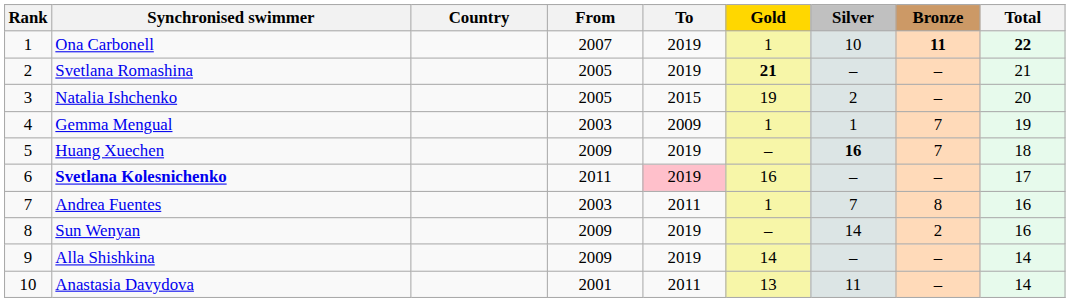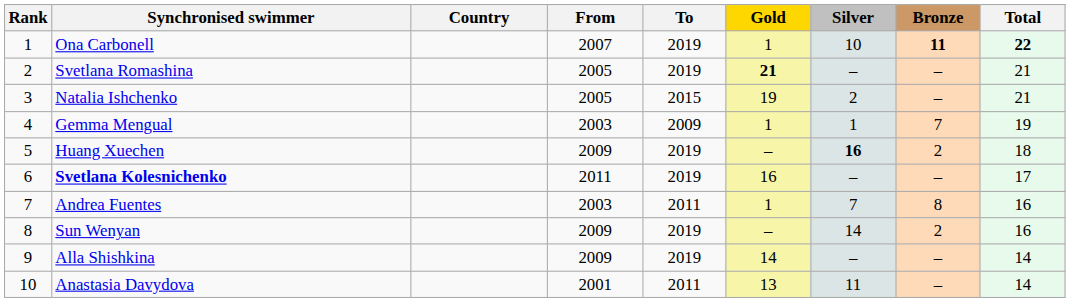(1023, 97) 20 -> (1023, 97) 21
(938, 151) 7 -> (938, 151) 2
(684, 177) pink background -> (684, 177) no background
